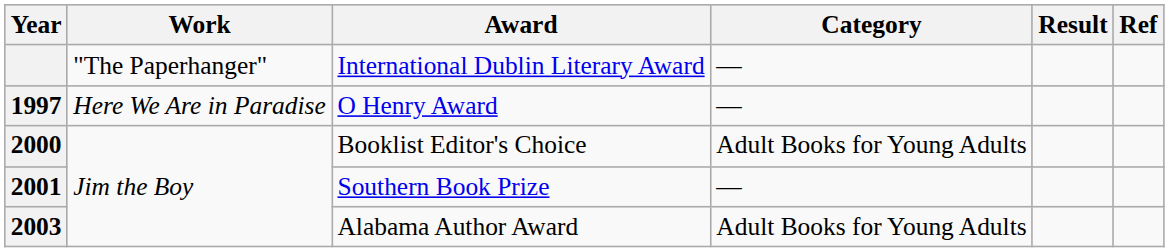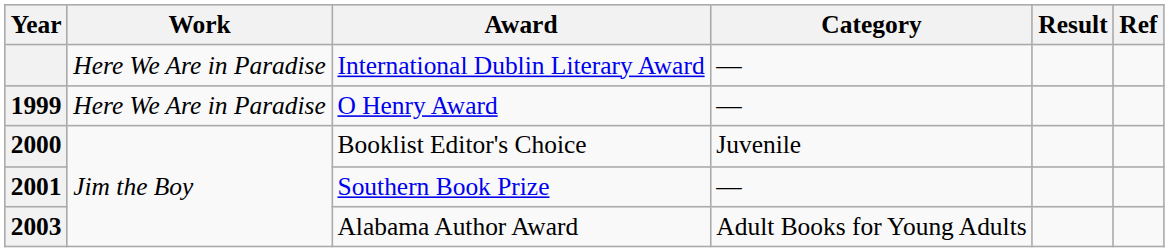(170, 65) "The Paperhanger" -> (200, 65) Here We Are in Paradise
(36, 105) 1997 -> (36, 105) 1999
(871, 145) Adult Books for Young Adults -> (759, 145) Juvenile
